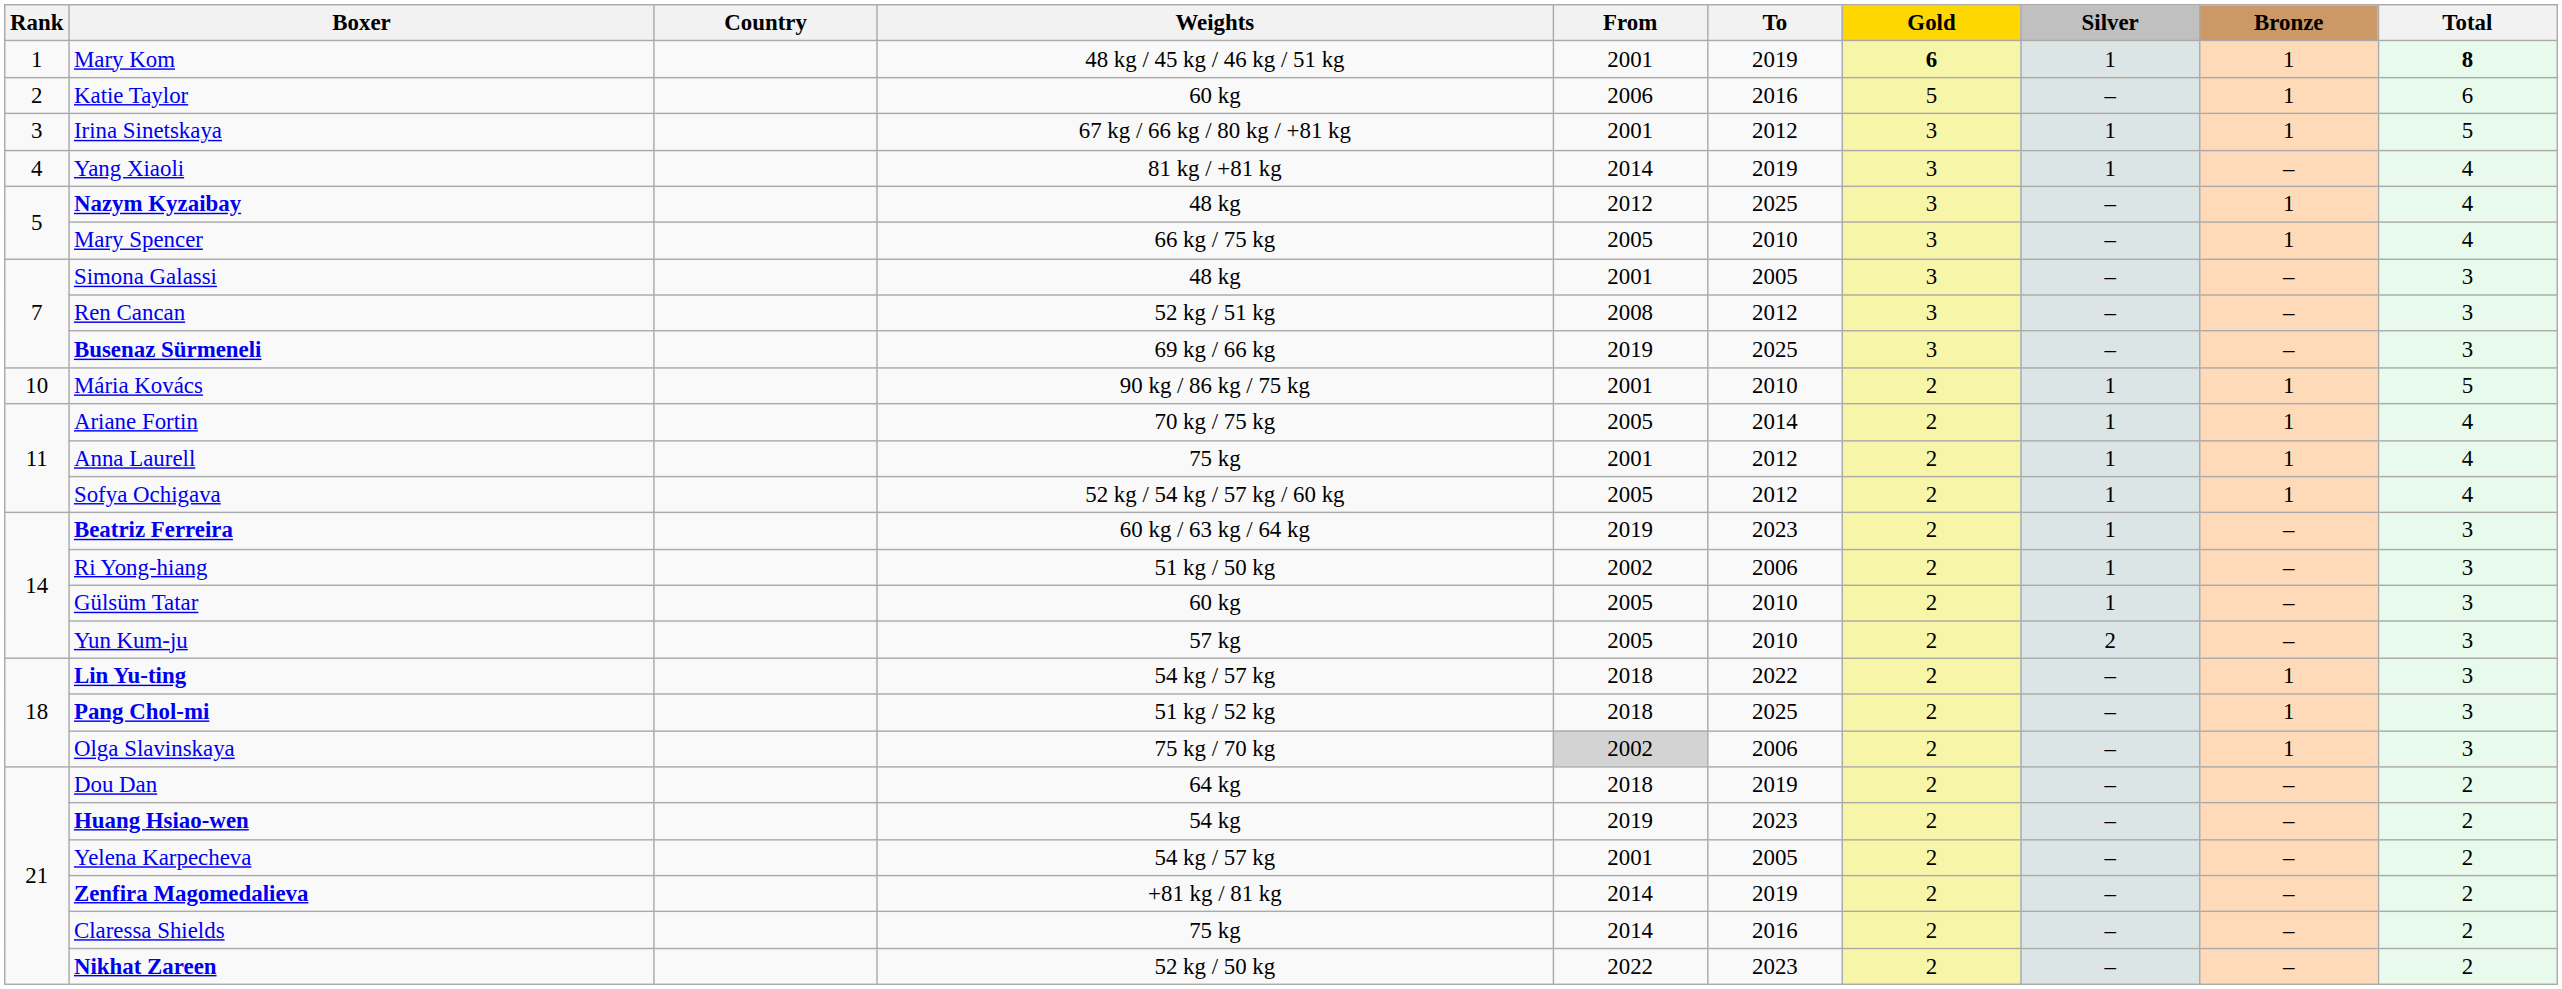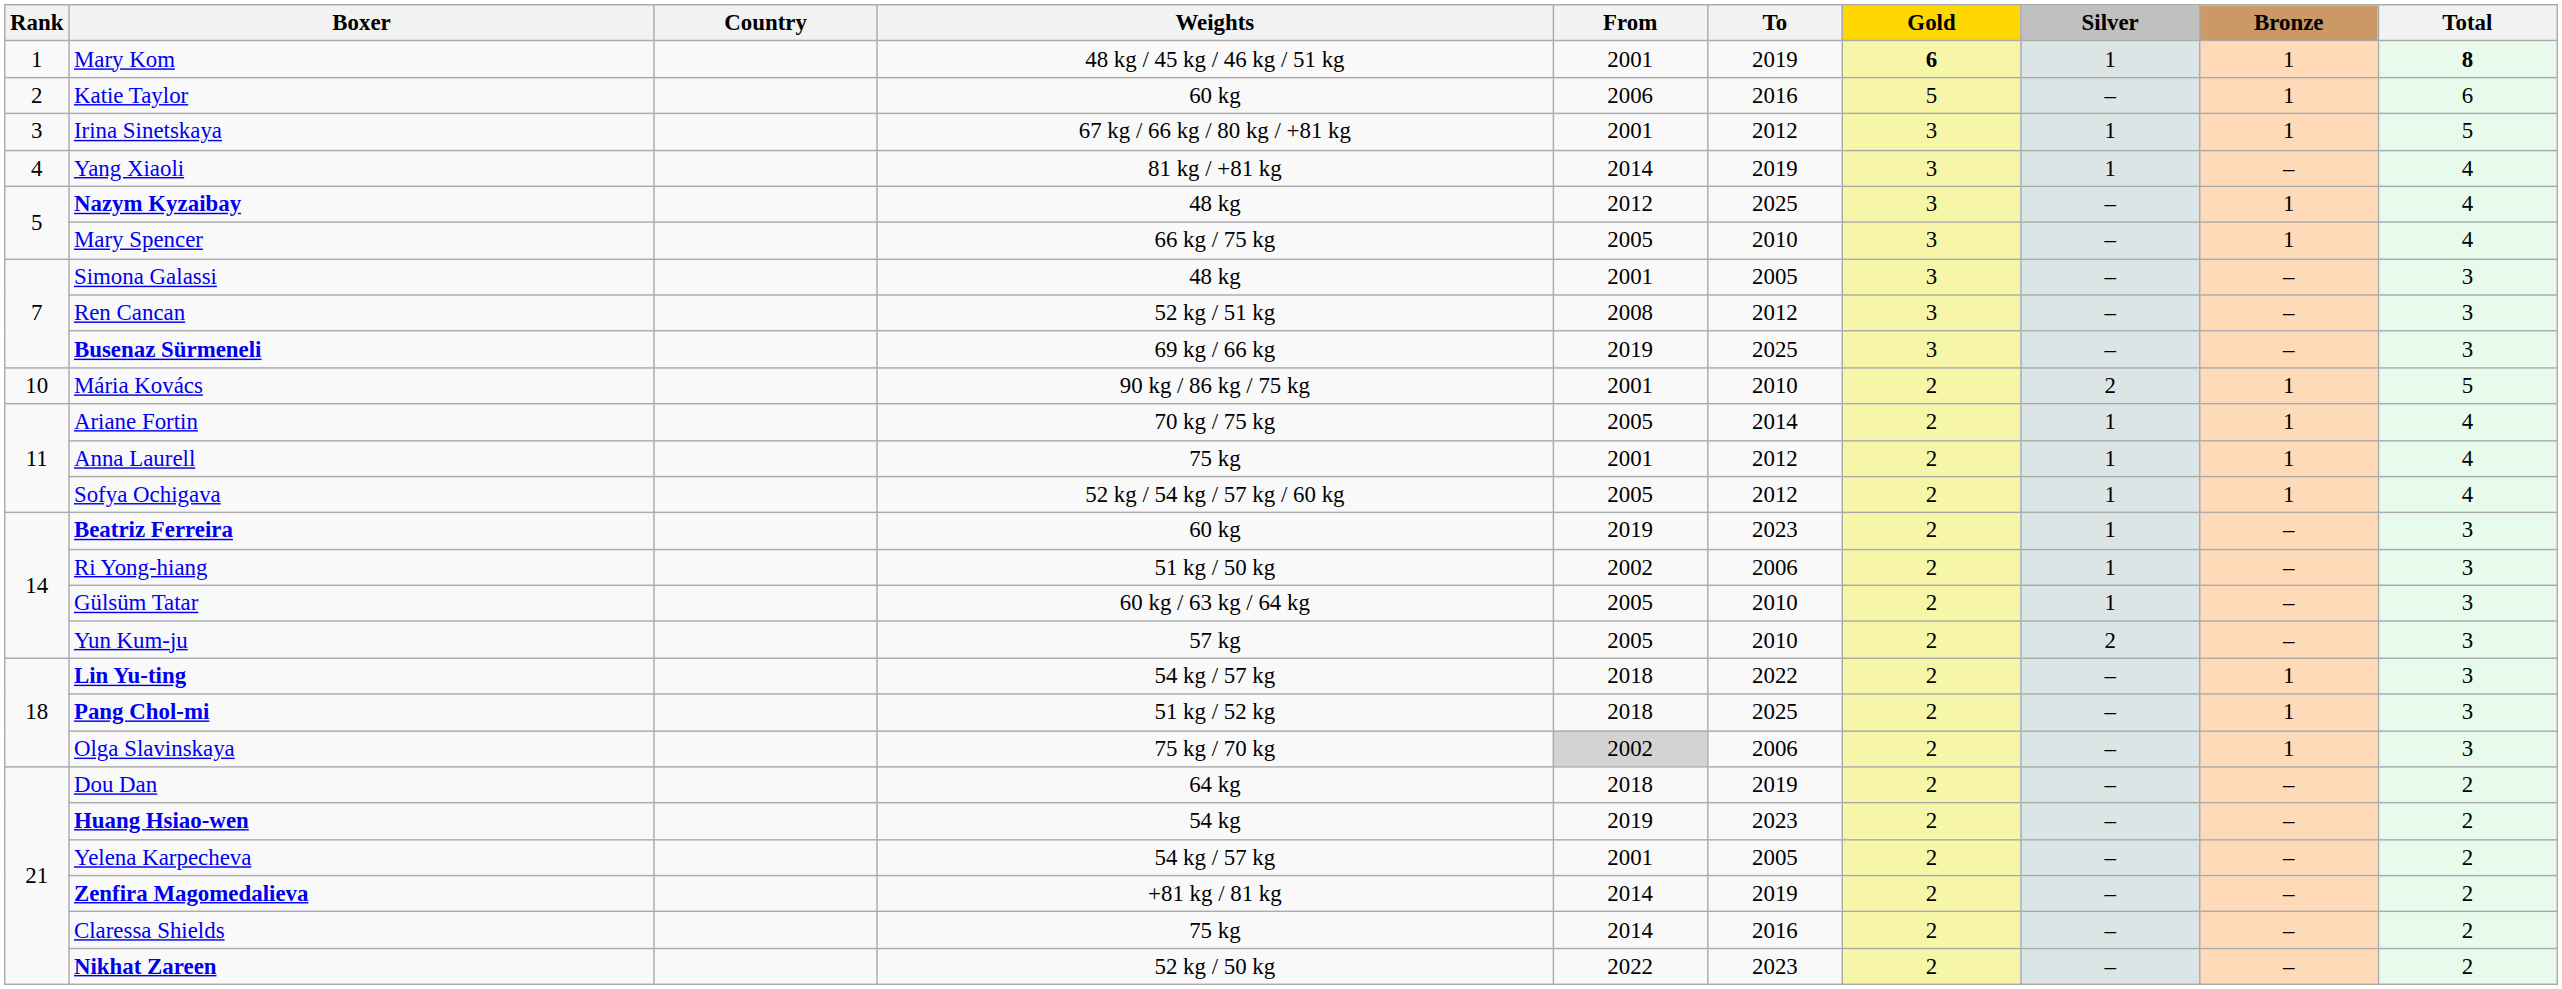(2110, 385) 1 -> (2110, 385) 2
(1215, 530) 60 kg / 63 kg / 64 kg -> (1215, 530) 60 kg
(1215, 603) 60 kg -> (1215, 603) 60 kg / 63 kg / 64 kg
